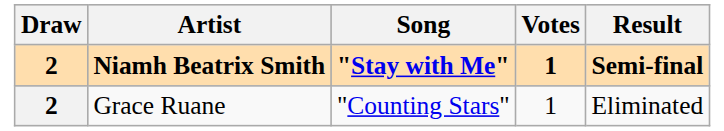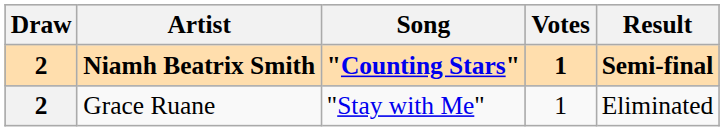(423, 65) "Stay with Me" -> (423, 65) "Counting Stars"
(423, 105) "Counting Stars" -> (406, 105) "Stay with Me"
